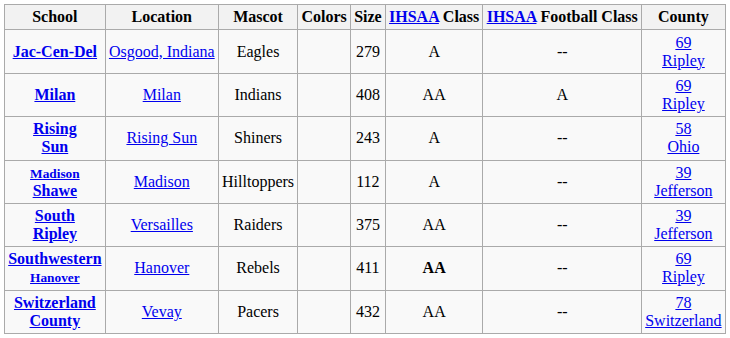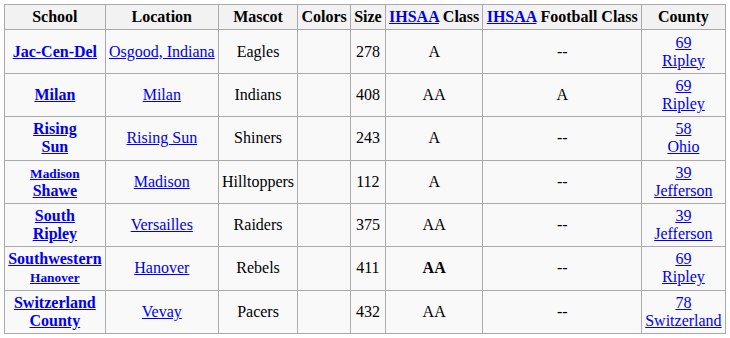(368, 51) 279 -> (368, 51) 278
